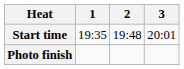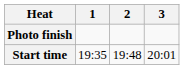rows swapped: (40, 34) <-> (40, 54)
